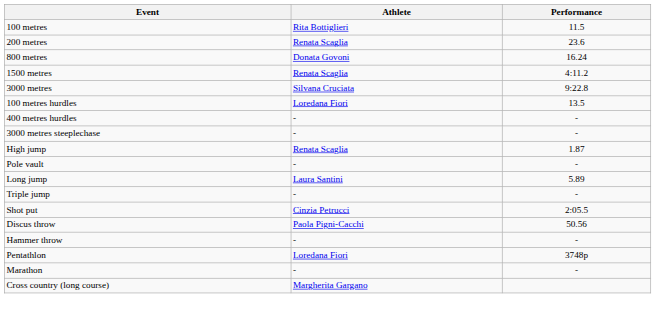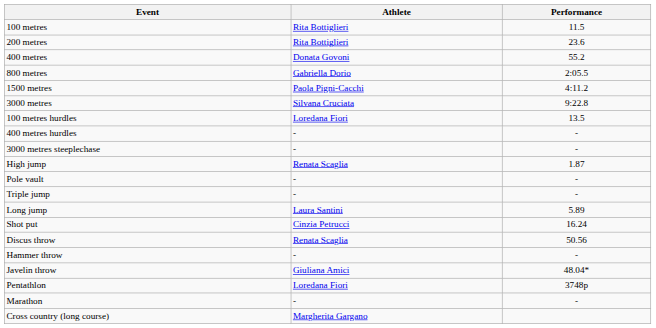(320, 42) Renata Scaglia -> (321, 42) Rita Bottiglieri
+ row: (27, 58)
(321, 58) Donata Govoni -> (322, 73) Gabriella Dorio
(577, 58) 16.24 -> (577, 73) 2:05.5
(320, 73) Renata Scaglia -> (328, 88) Paola Pigni-Cacchi
rows swapped: (27, 179) <-> (28, 194)
(577, 210) 2:05.5 -> (577, 225) 16.24
(328, 225) Paola Pigni-Cacchi -> (320, 240) Renata Scaglia
+ row: (31, 270)
